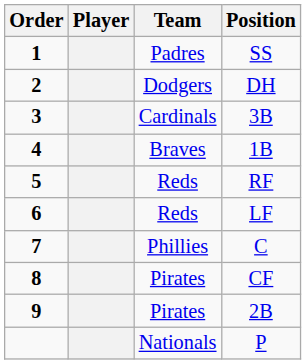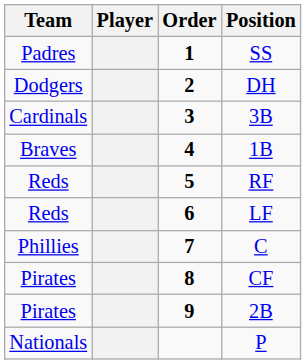columns swapped: (36, 20) <-> (178, 20)
